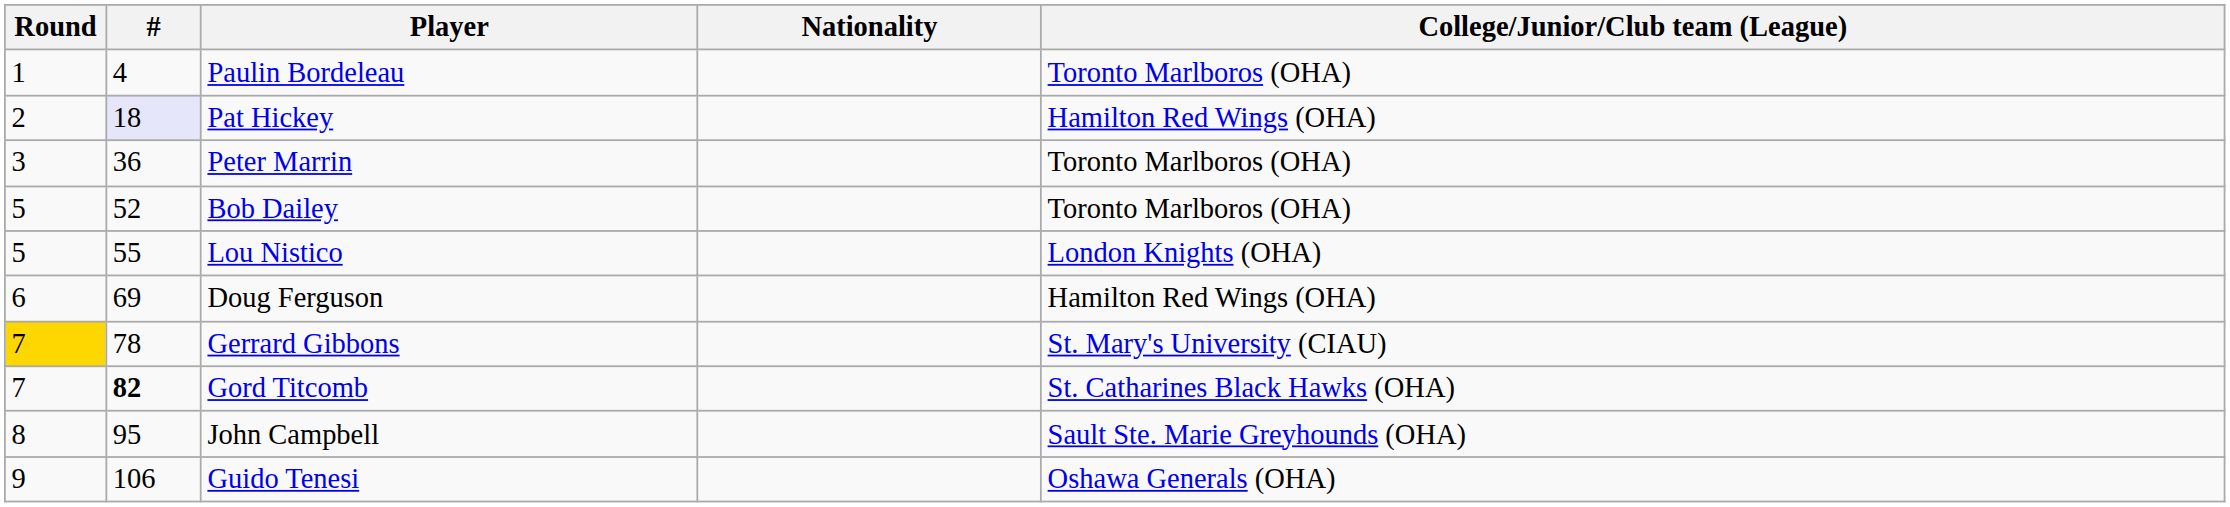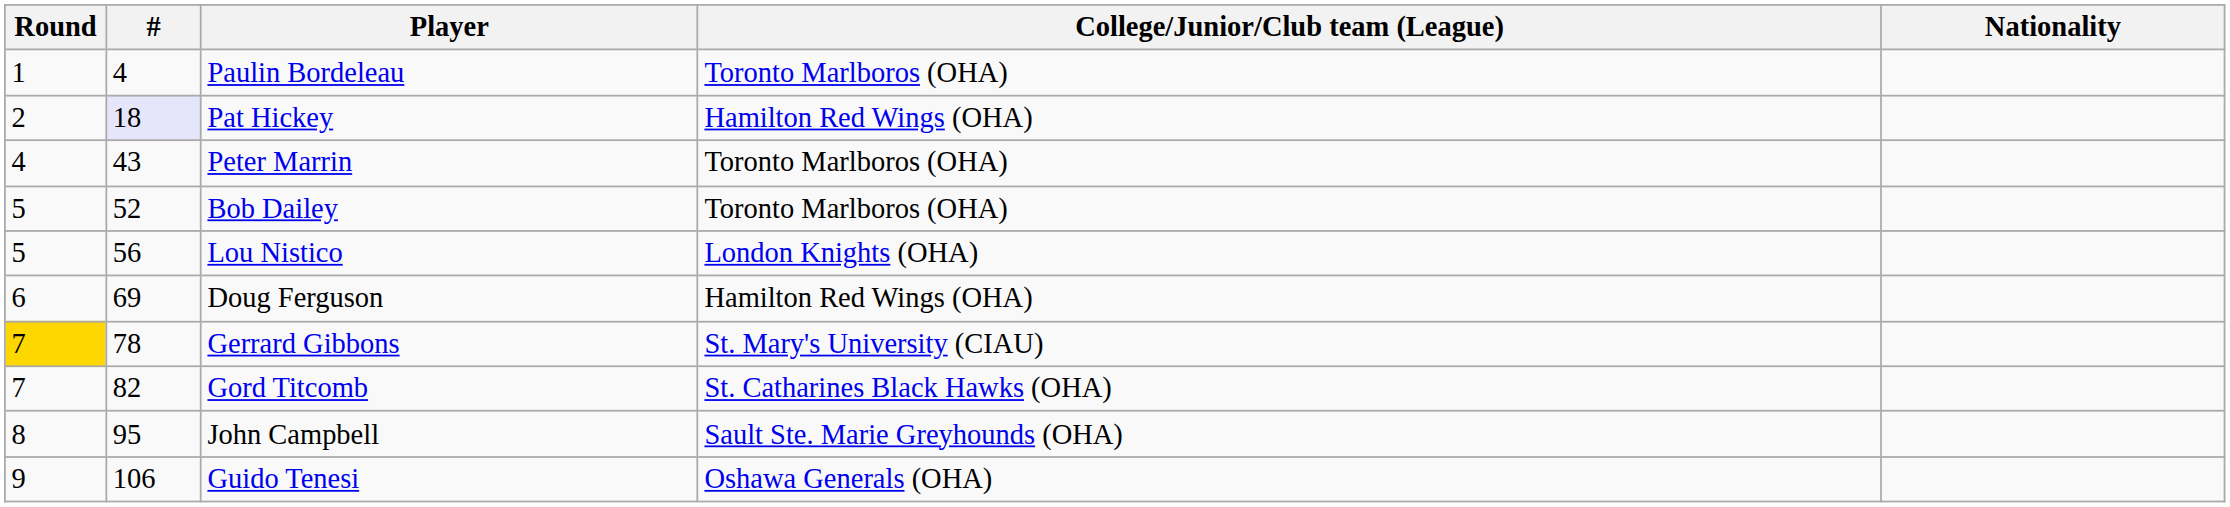columns swapped: (869, 27) <-> (1633, 27)
(19, 162) 3 -> (19, 162) 4
(127, 162) 36 -> (127, 162) 43
(127, 252) 55 -> (127, 252) 56
(127, 388) bold -> (127, 388) normal
